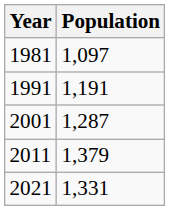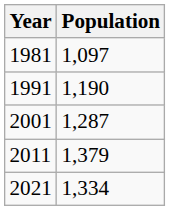(85, 88) 1,191 -> (85, 88) 1,190
(85, 188) 1,331 -> (85, 188) 1,334
